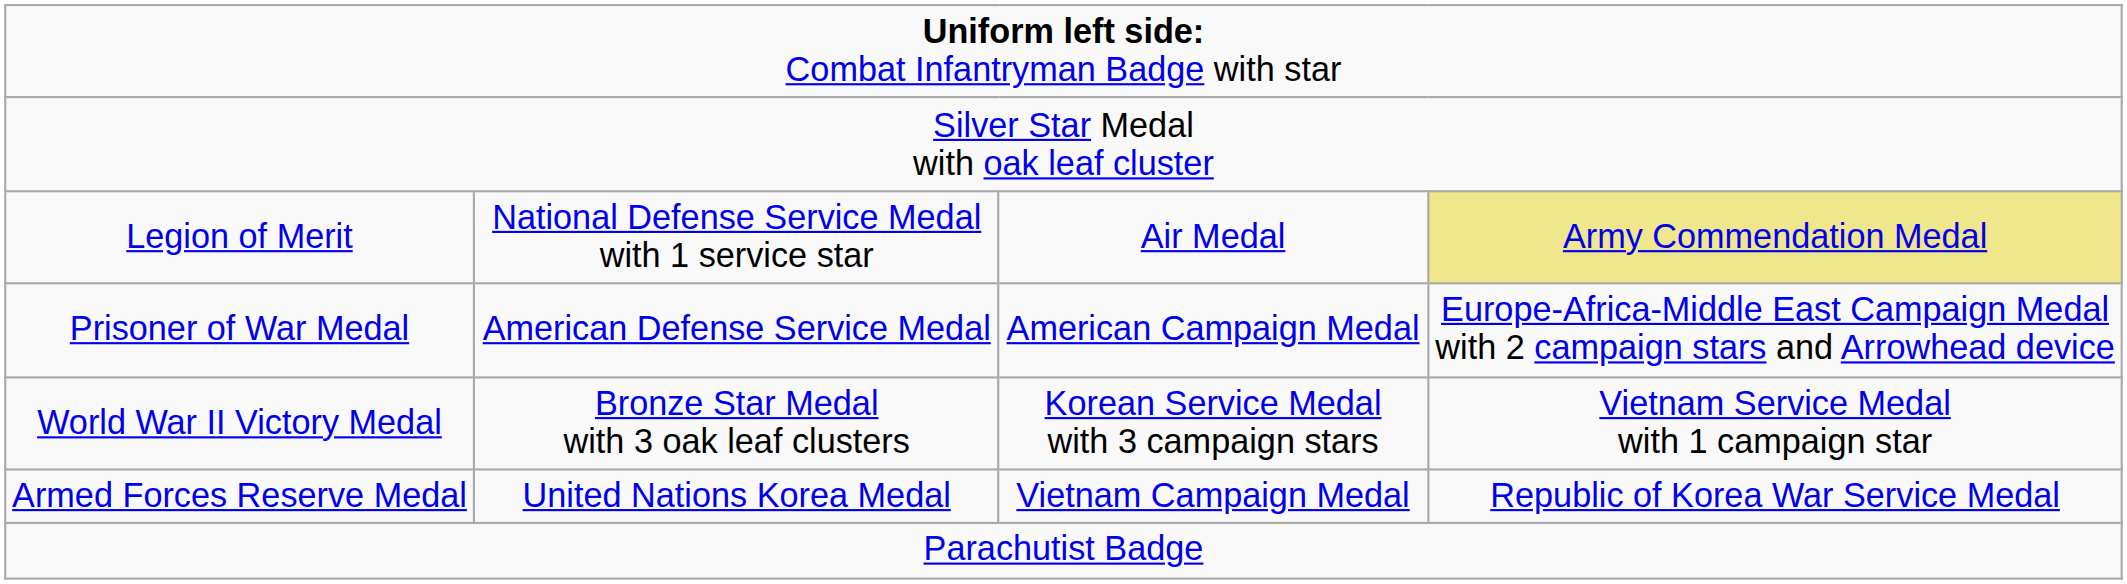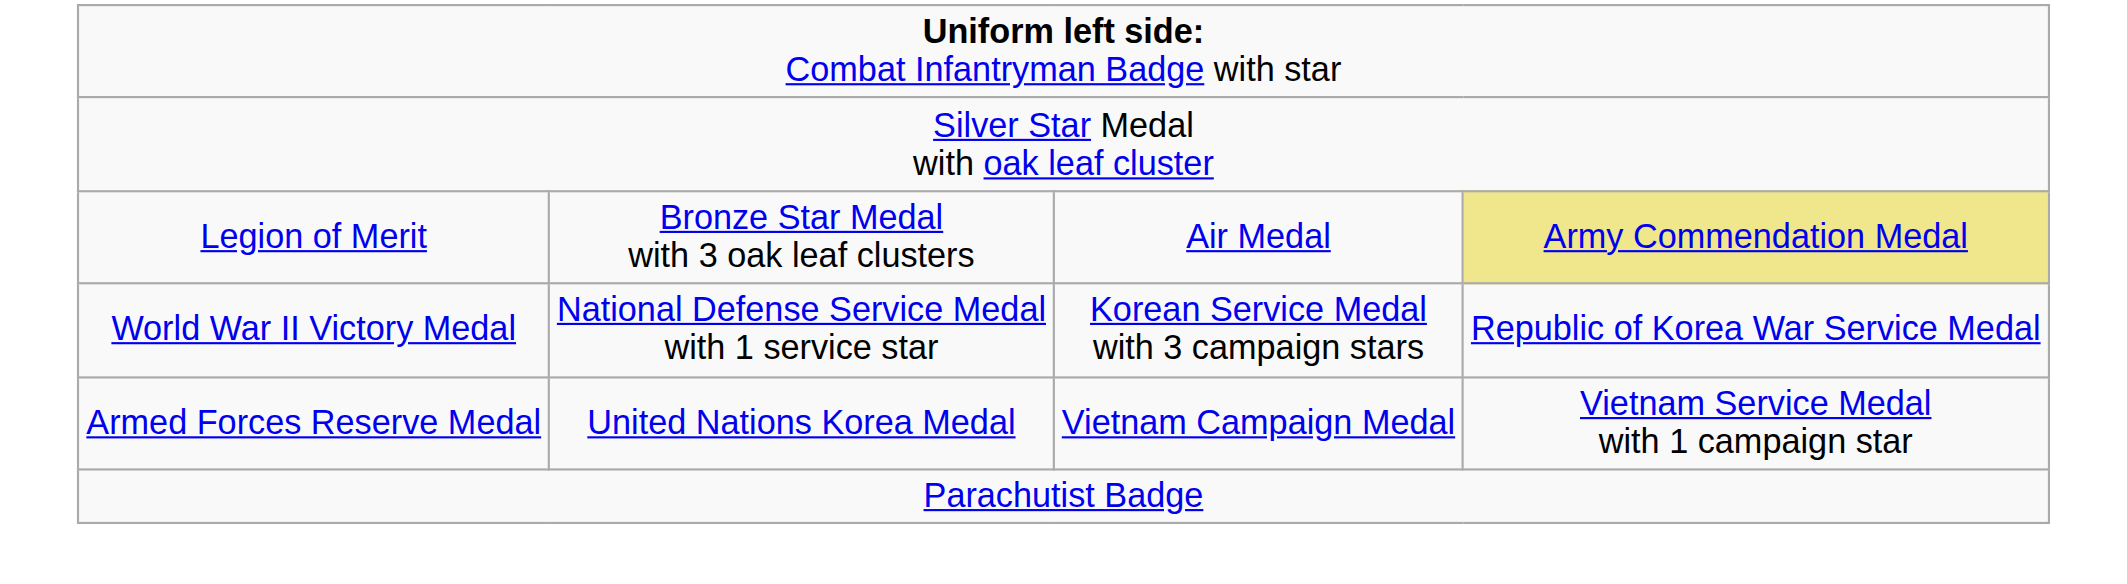(737, 236) National Defense Service Medal with 1 service star -> (801, 236) Bronze Star Medal with 3 oak leaf clusters
- row: (239, 329)
(737, 422) Bronze Star Medal with 3 oak leaf clusters -> (801, 329) National Defense Service Medal with 1 service star
(1775, 422) Vietnam Service Medal with 1 campaign star -> (1756, 329) Republic of Korea War Service Medal
(1775, 495) Republic of Korea War Service Medal -> (1756, 422) Vietnam Service Medal with 1 campaign star
